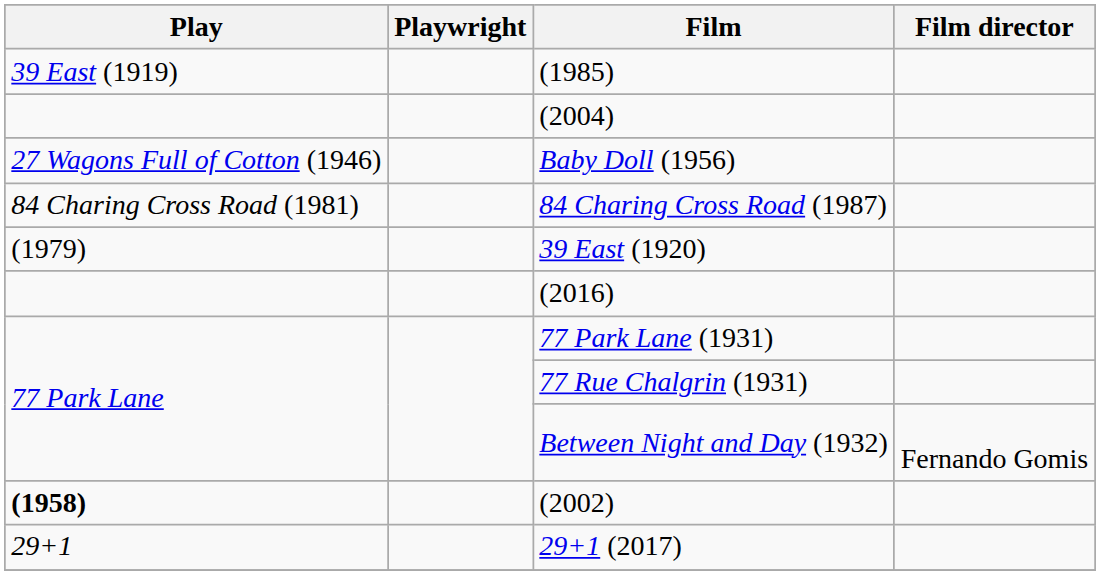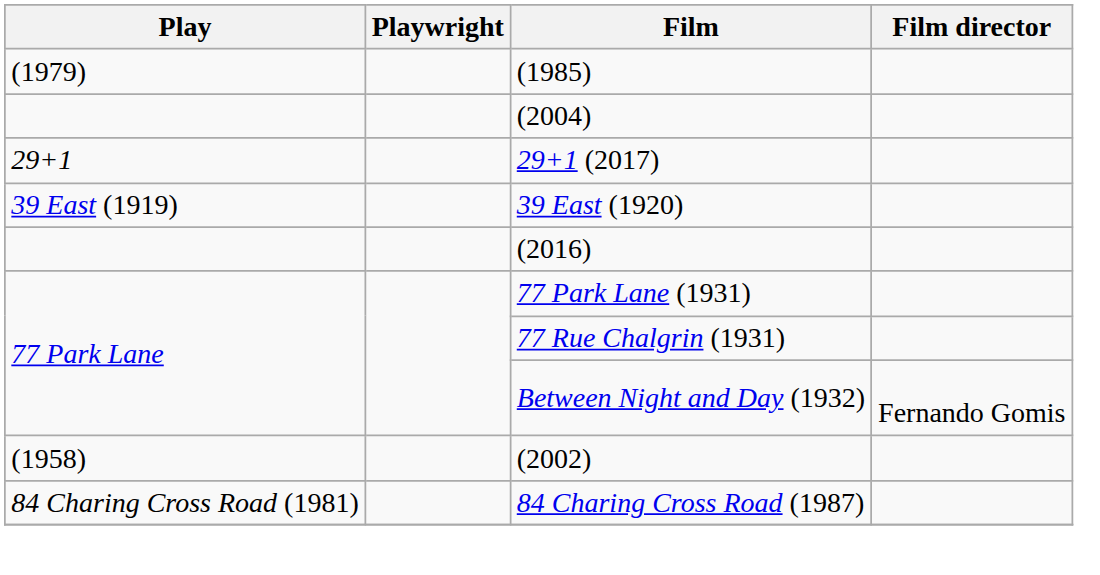(95, 71) 39 East (1919) -> (49, 71) (1979)
- row: (637, 159)
rows swapped: (611, 546) <-> (713, 204)
(49, 248) (1979) -> (95, 204) 39 East (1919)
(49, 502) bold -> (49, 457) normal
